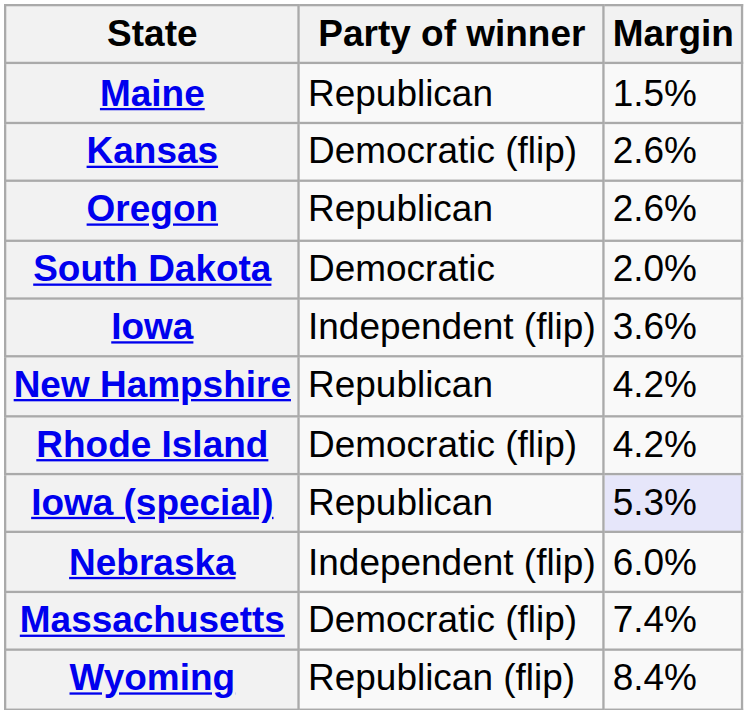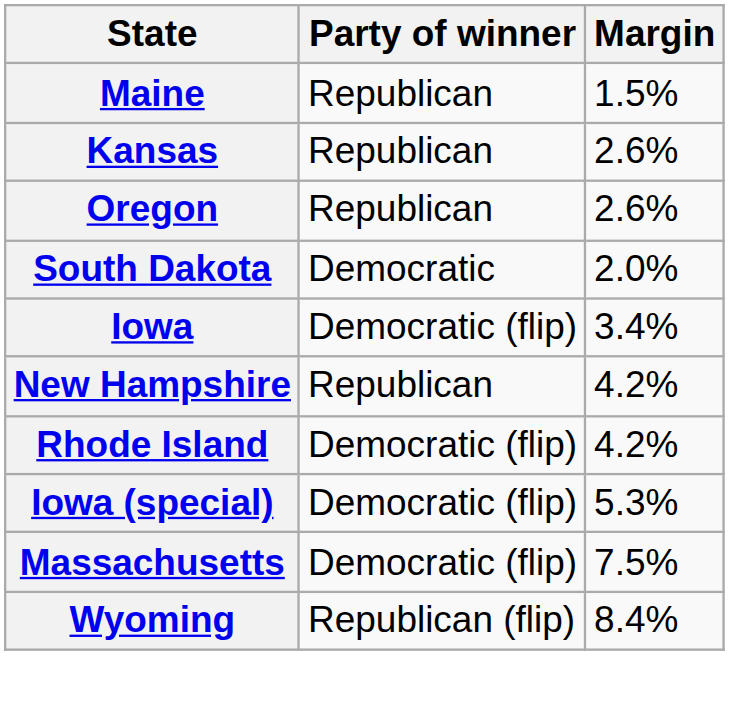(443, 151) Democratic (flip) -> (400, 151) Republican
(452, 326) Independent (flip) -> (443, 326) Democratic (flip)
(655, 326) 3.6% -> (636, 326) 3.4%
(400, 502) Republican -> (443, 502) Democratic (flip)
(655, 502) lavender background -> (636, 502) no background
- row: (152, 561)
(655, 619) 7.4% -> (636, 561) 7.5%
